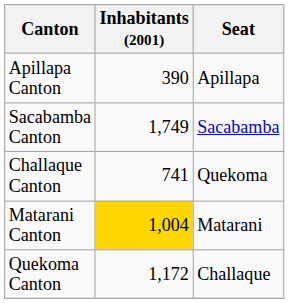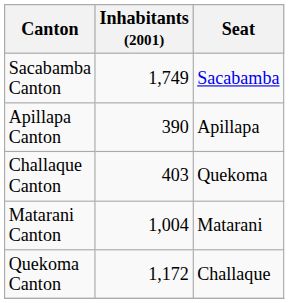rows swapped: (50, 127) <-> (40, 78)
(175, 176) 741 -> (175, 176) 403
(169, 225) gold background -> (169, 225) no background
